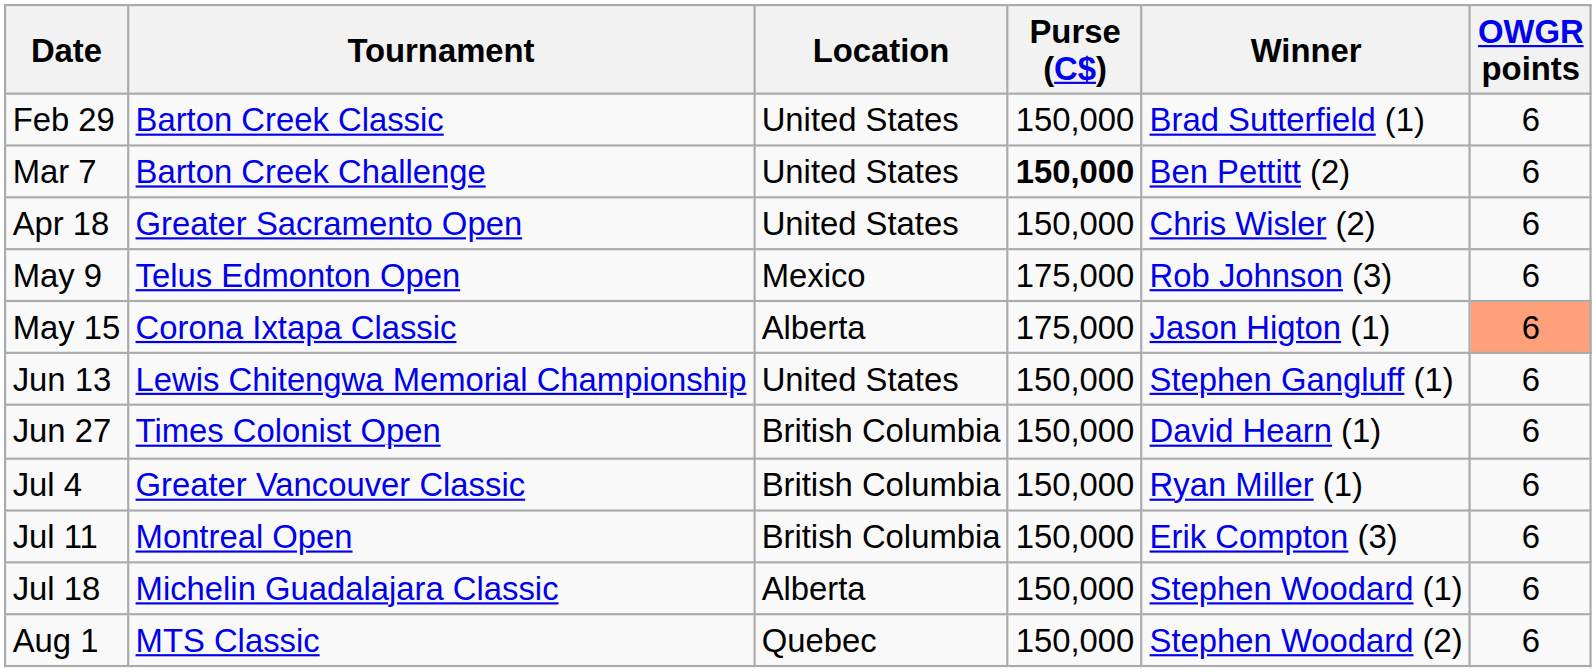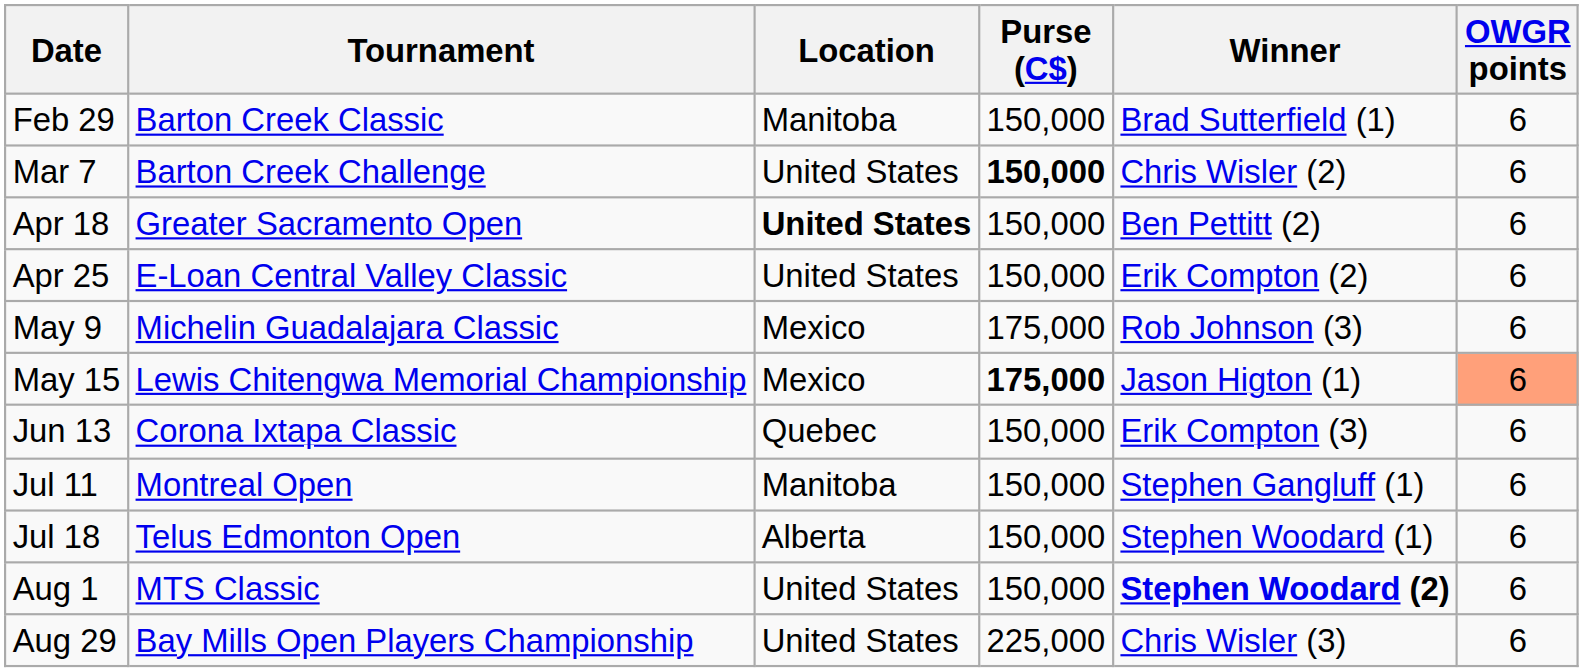(860, 120) United States -> (829, 120) Manitoba
(1250, 172) Ben Pettitt (2) -> (1233, 172) Chris Wisler (2)
(860, 224) normal -> (866, 224) bold
(1263, 224) Chris Wisler (2) -> (1221, 224) Ben Pettitt (2)
+ row: (61, 276)
(298, 276) Telus Edmonton Open -> (347, 328) Michelin Guadalajara Classic
(296, 328) Corona Ixtapa Classic -> (441, 380) Lewis Chitengwa Memorial Championship
(814, 328) Alberta -> (814, 380) Mexico
(1075, 328) normal -> (1046, 380) bold
(441, 380) Lewis Chitengwa Memorial Championship -> (296, 432) Corona Ixtapa Classic
(860, 380) United States -> (819, 432) Quebec
(1302, 380) Stephen Gangluff (1) -> (1244, 432) Erik Compton (3)
- row: (62, 432)
- row: (47, 484)
(881, 536) British Columbia -> (829, 484) Manitoba
(1274, 536) Erik Compton (3) -> (1272, 484) Stephen Gangluff (1)
(347, 588) Michelin Guadalajara Classic -> (298, 536) Telus Edmonton Open
(819, 640) Quebec -> (860, 588) United States
(1306, 640) normal -> (1285, 588) bold
+ row: (65, 640)
